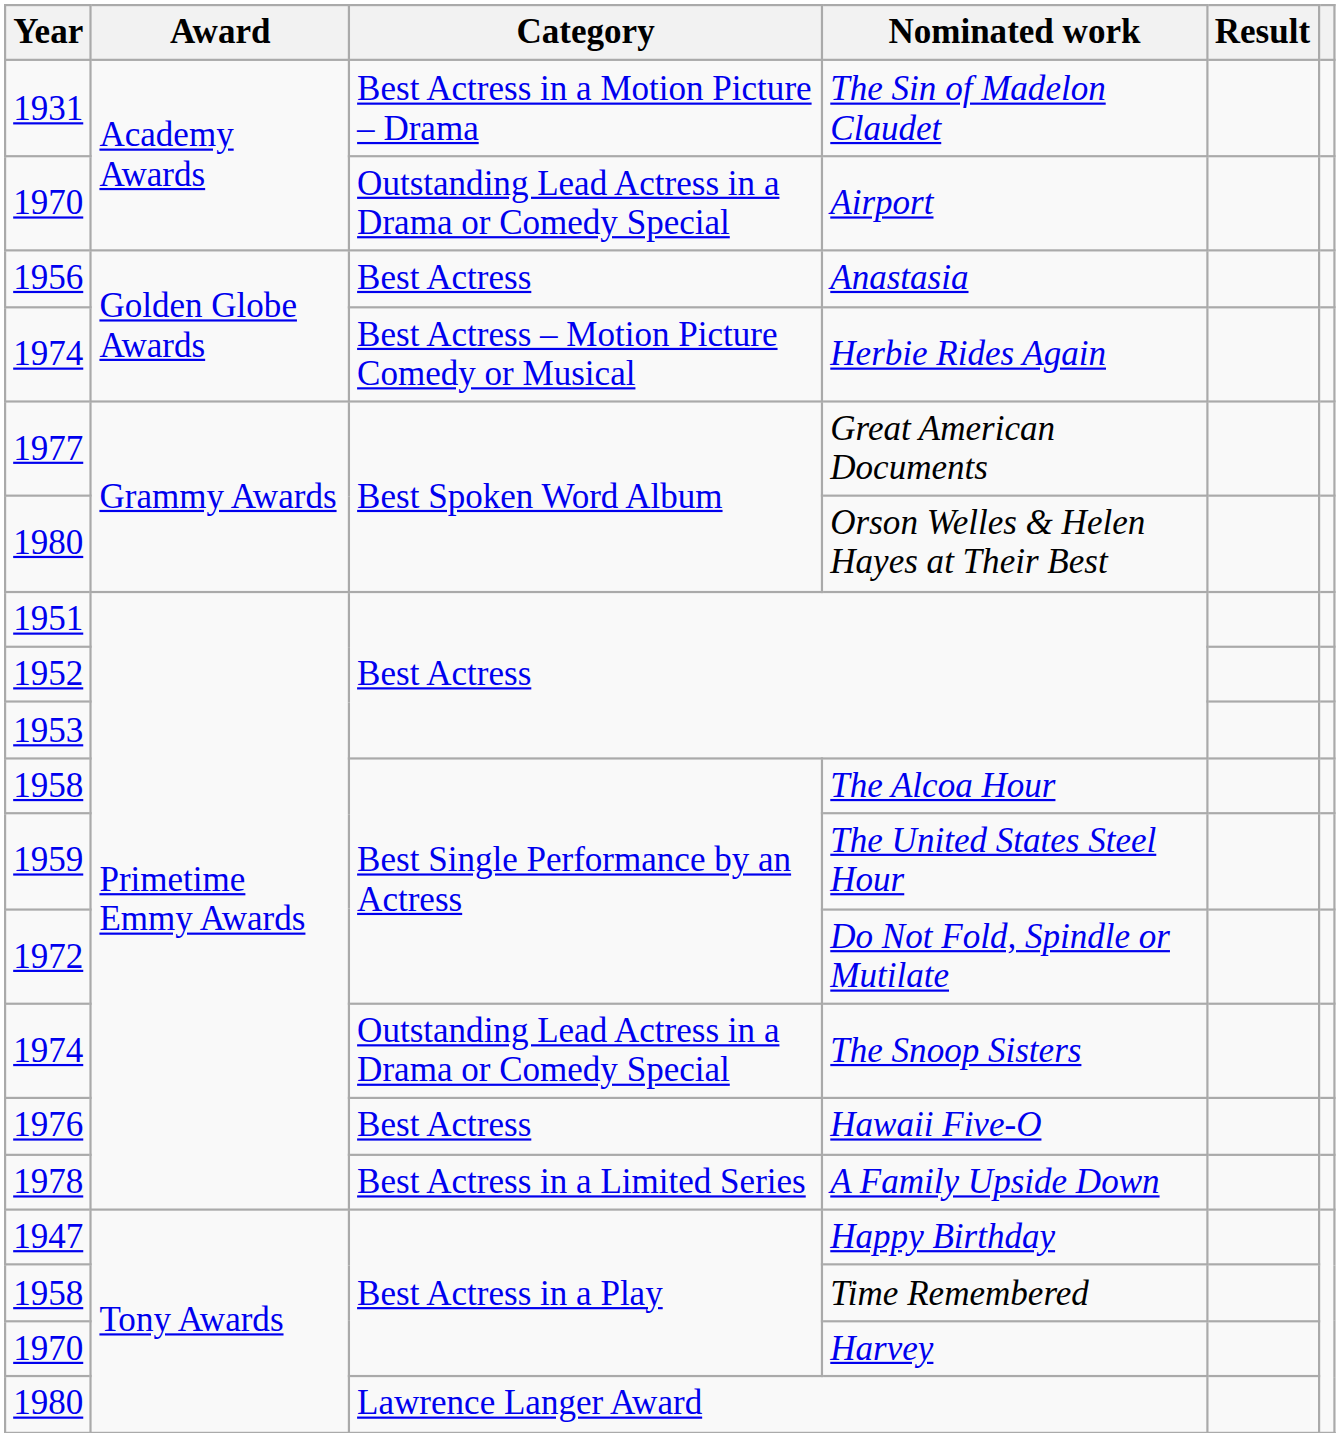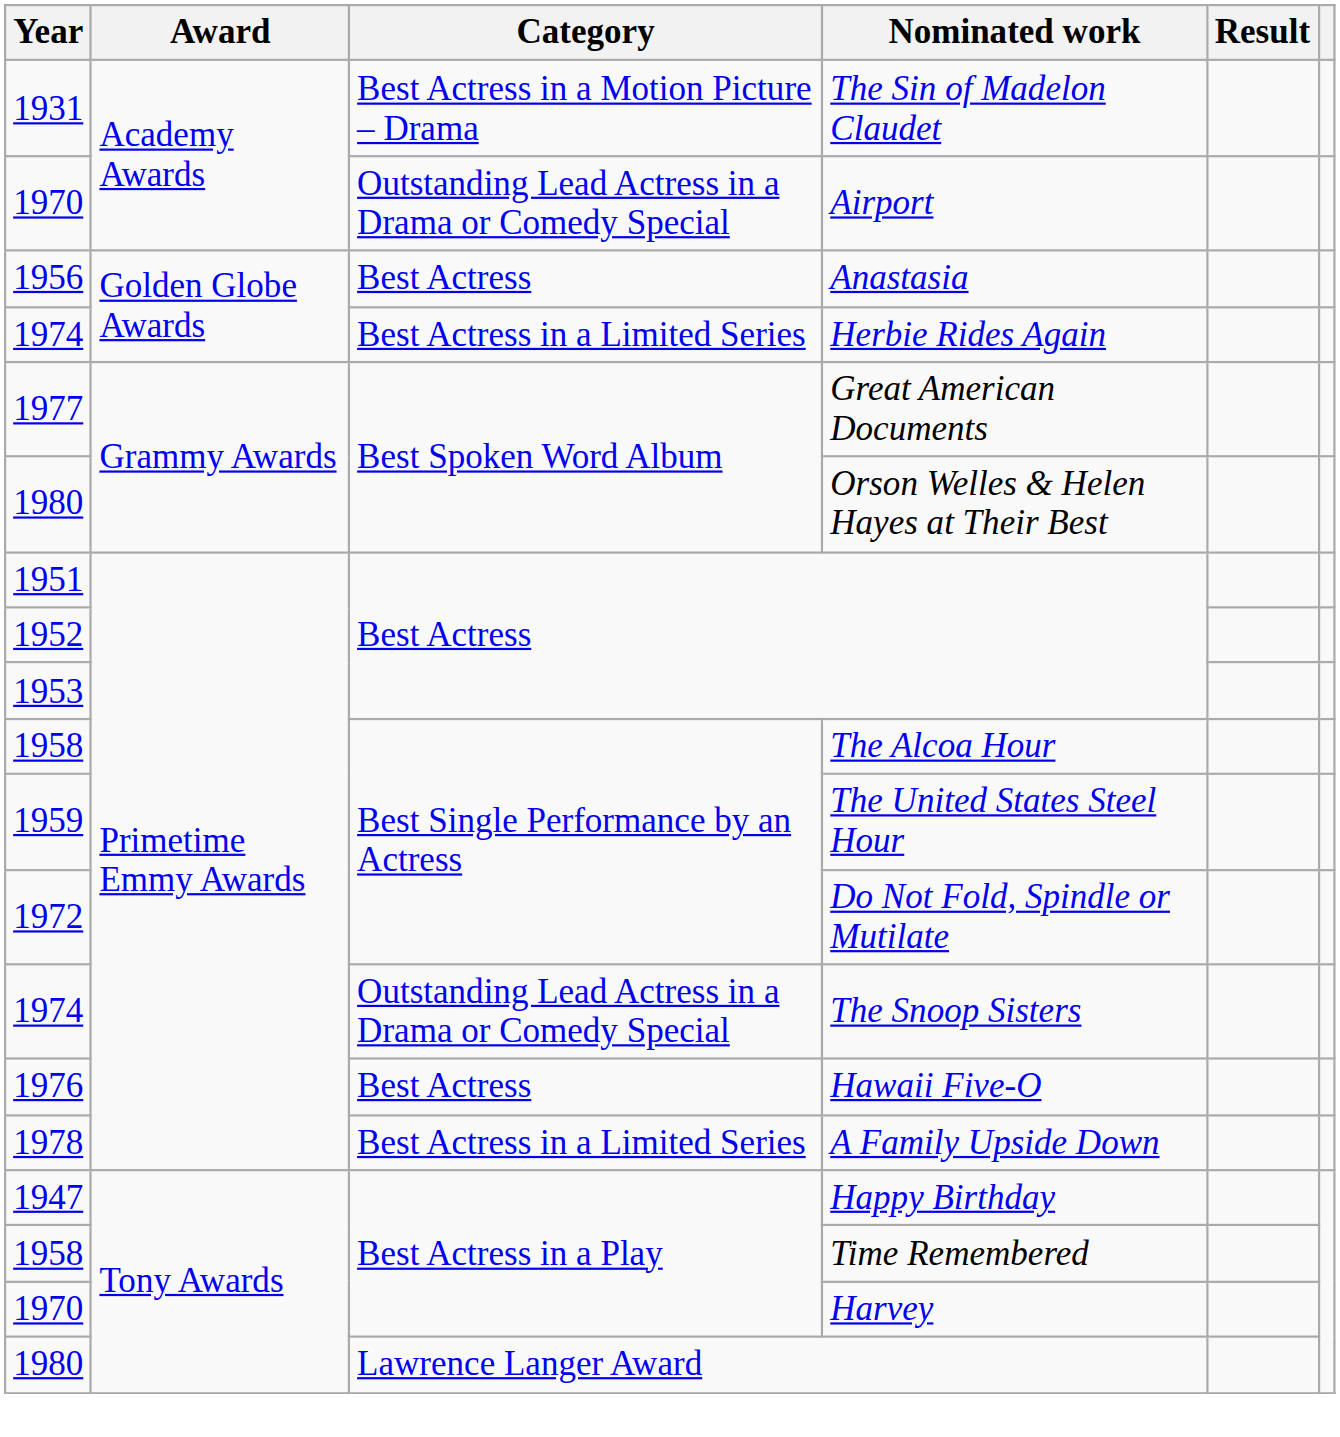(567, 353) Best Actress – Motion Picture Comedy or Musical -> (581, 333) Best Actress in a Limited Series
